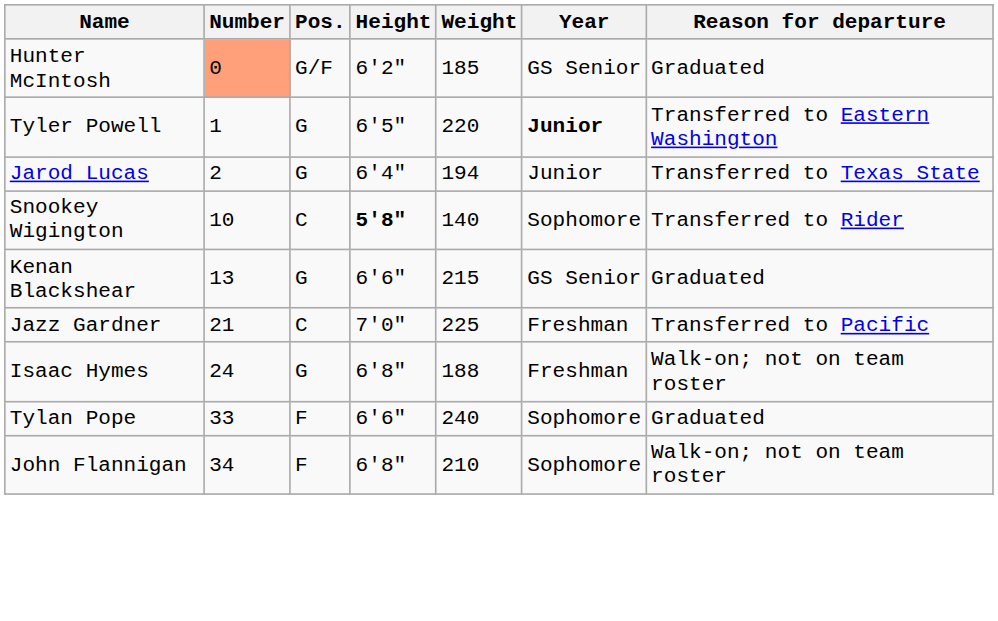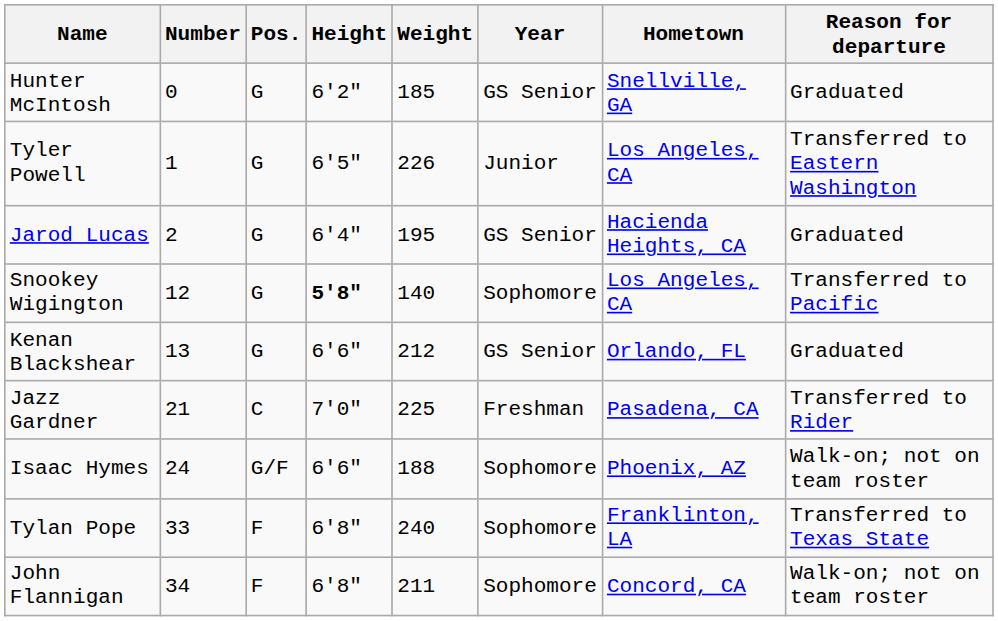+ column: (693, 34)
(215, 68) lightsalmon background -> (171, 93) no background
(314, 68) G/F -> (257, 93) G
(460, 127) 220 -> (416, 164) 226
(565, 127) bold -> (521, 164) normal
(460, 174) 194 -> (416, 234) 195
(565, 174) Junior -> (540, 234) GS Senior
(815, 174) Transferred to Texas State -> (847, 234) Graduated
(222, 220) 10 -> (178, 293) 12
(301, 220) C -> (257, 293) G
(778, 220) Transferred to Rider -> (878, 293) Transferred to Pacific
(460, 279) 215 -> (416, 352) 212
(790, 325) Transferred to Pacific -> (878, 410) Transferred to Rider
(301, 372) G -> (270, 469) G/F
(381, 372) 6'8" -> (337, 469) 6'6"
(578, 372) Freshman -> (540, 469) Sophomore
(381, 418) 6'6" -> (337, 527) 6'8"
(708, 418) Graduated -> (878, 527) Transferred to Texas State
(460, 465) 210 -> (416, 586) 211
